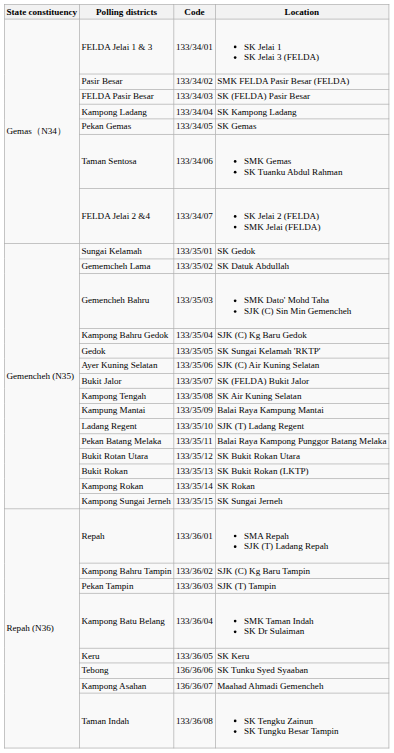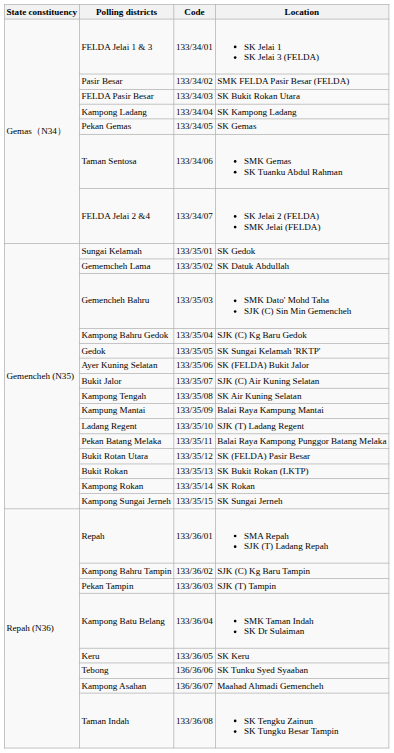(264, 96) SK (FELDA) Pasir Besar -> (259, 96) SK Bukit Rokan Utara
(268, 365) SJK (C) Air Kuning Selatan -> (263, 365) SK (FELDA) Bukit Jalor
(263, 380) SK (FELDA) Bukit Jalor -> (268, 380) SJK (C) Air Kuning Selatan
(259, 455) SK Bukit Rokan Utara -> (264, 455) SK (FELDA) Pasir Besar
